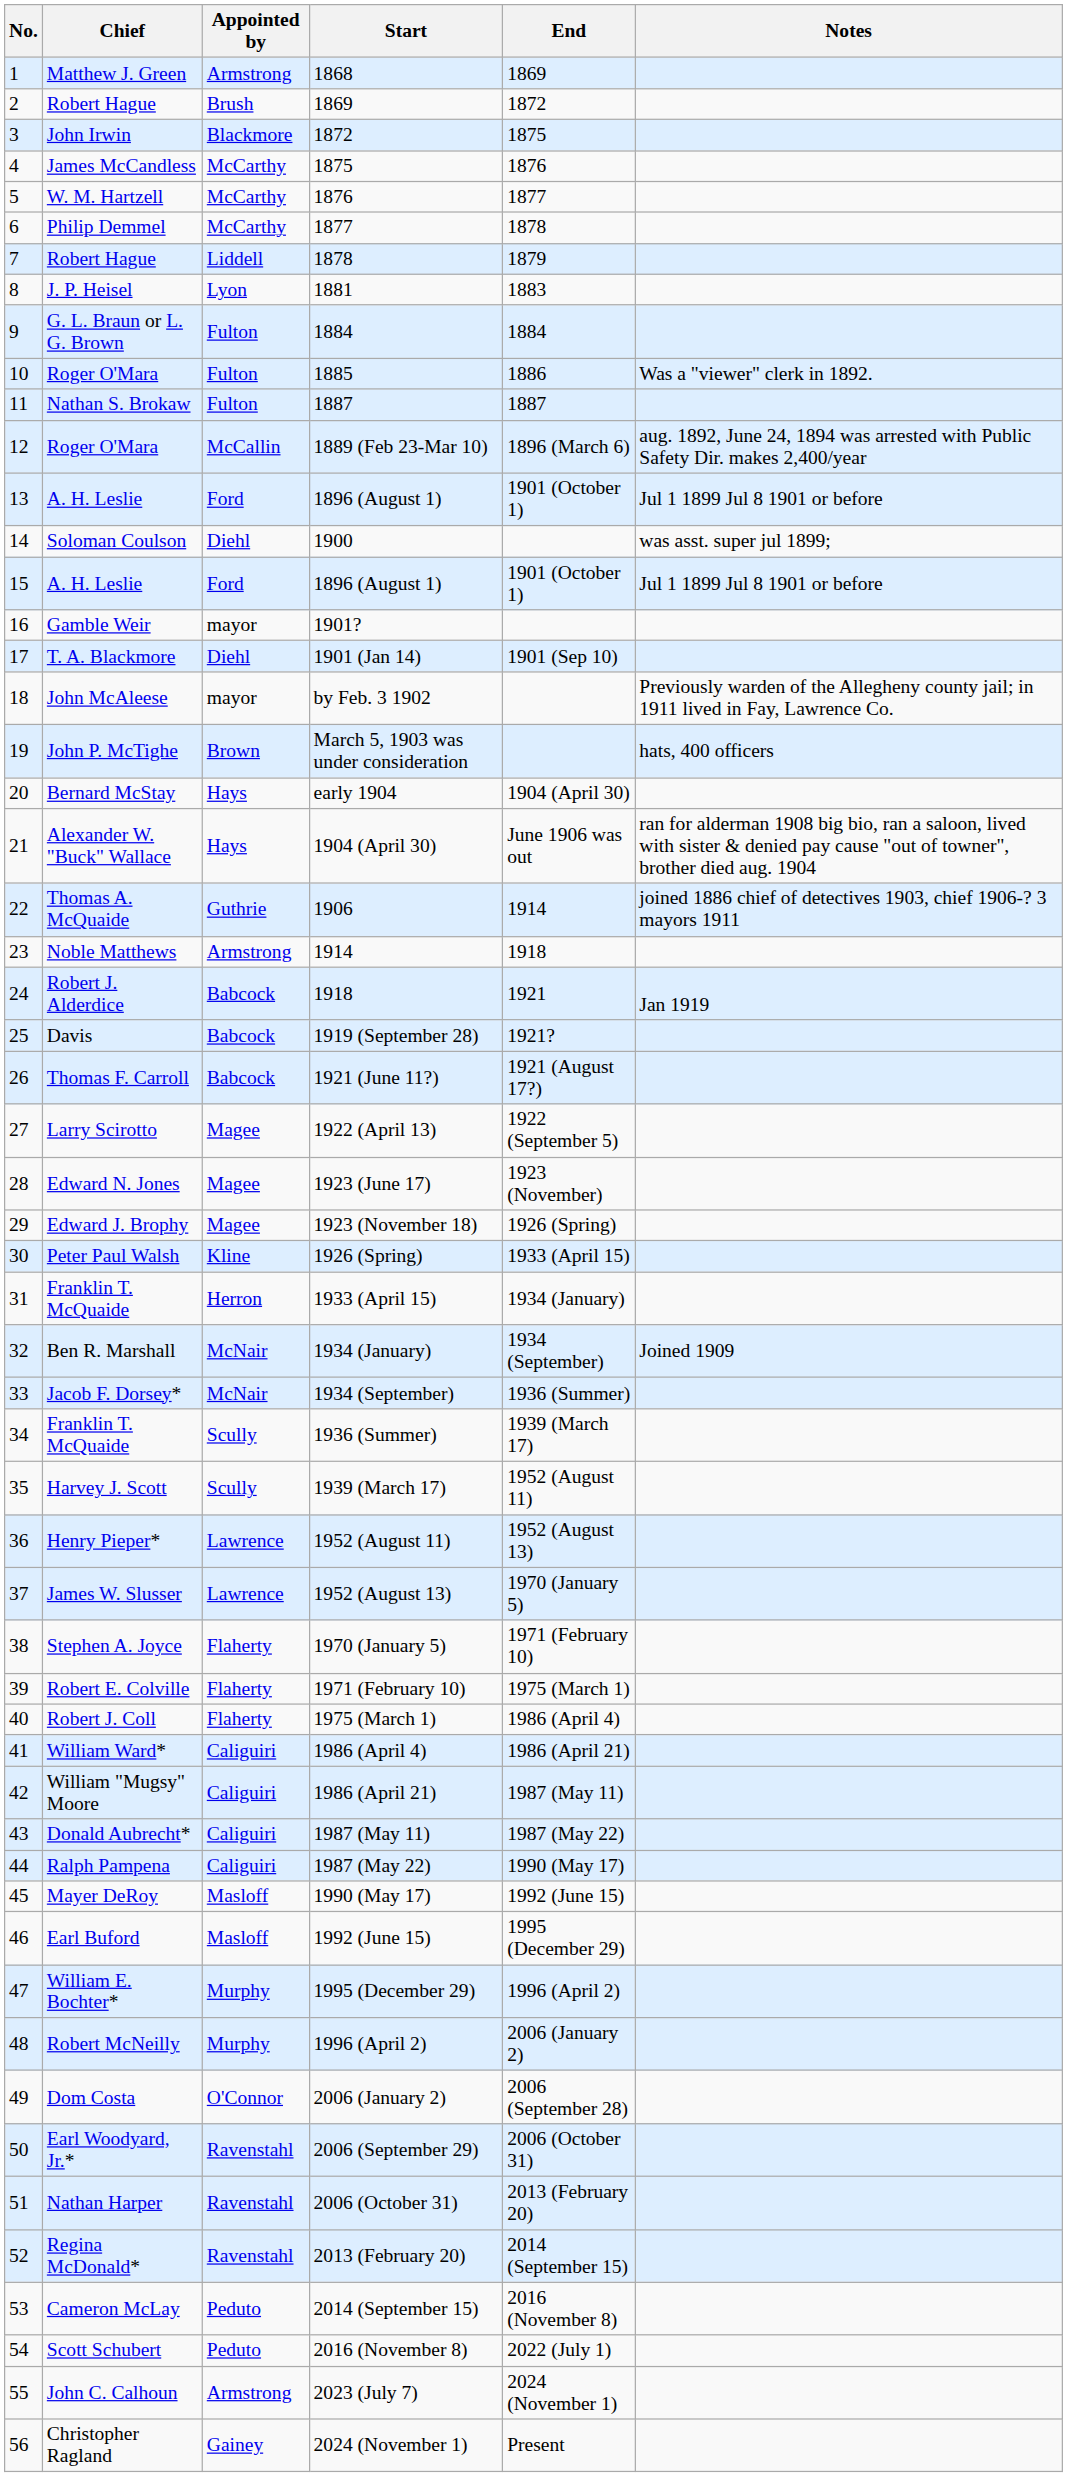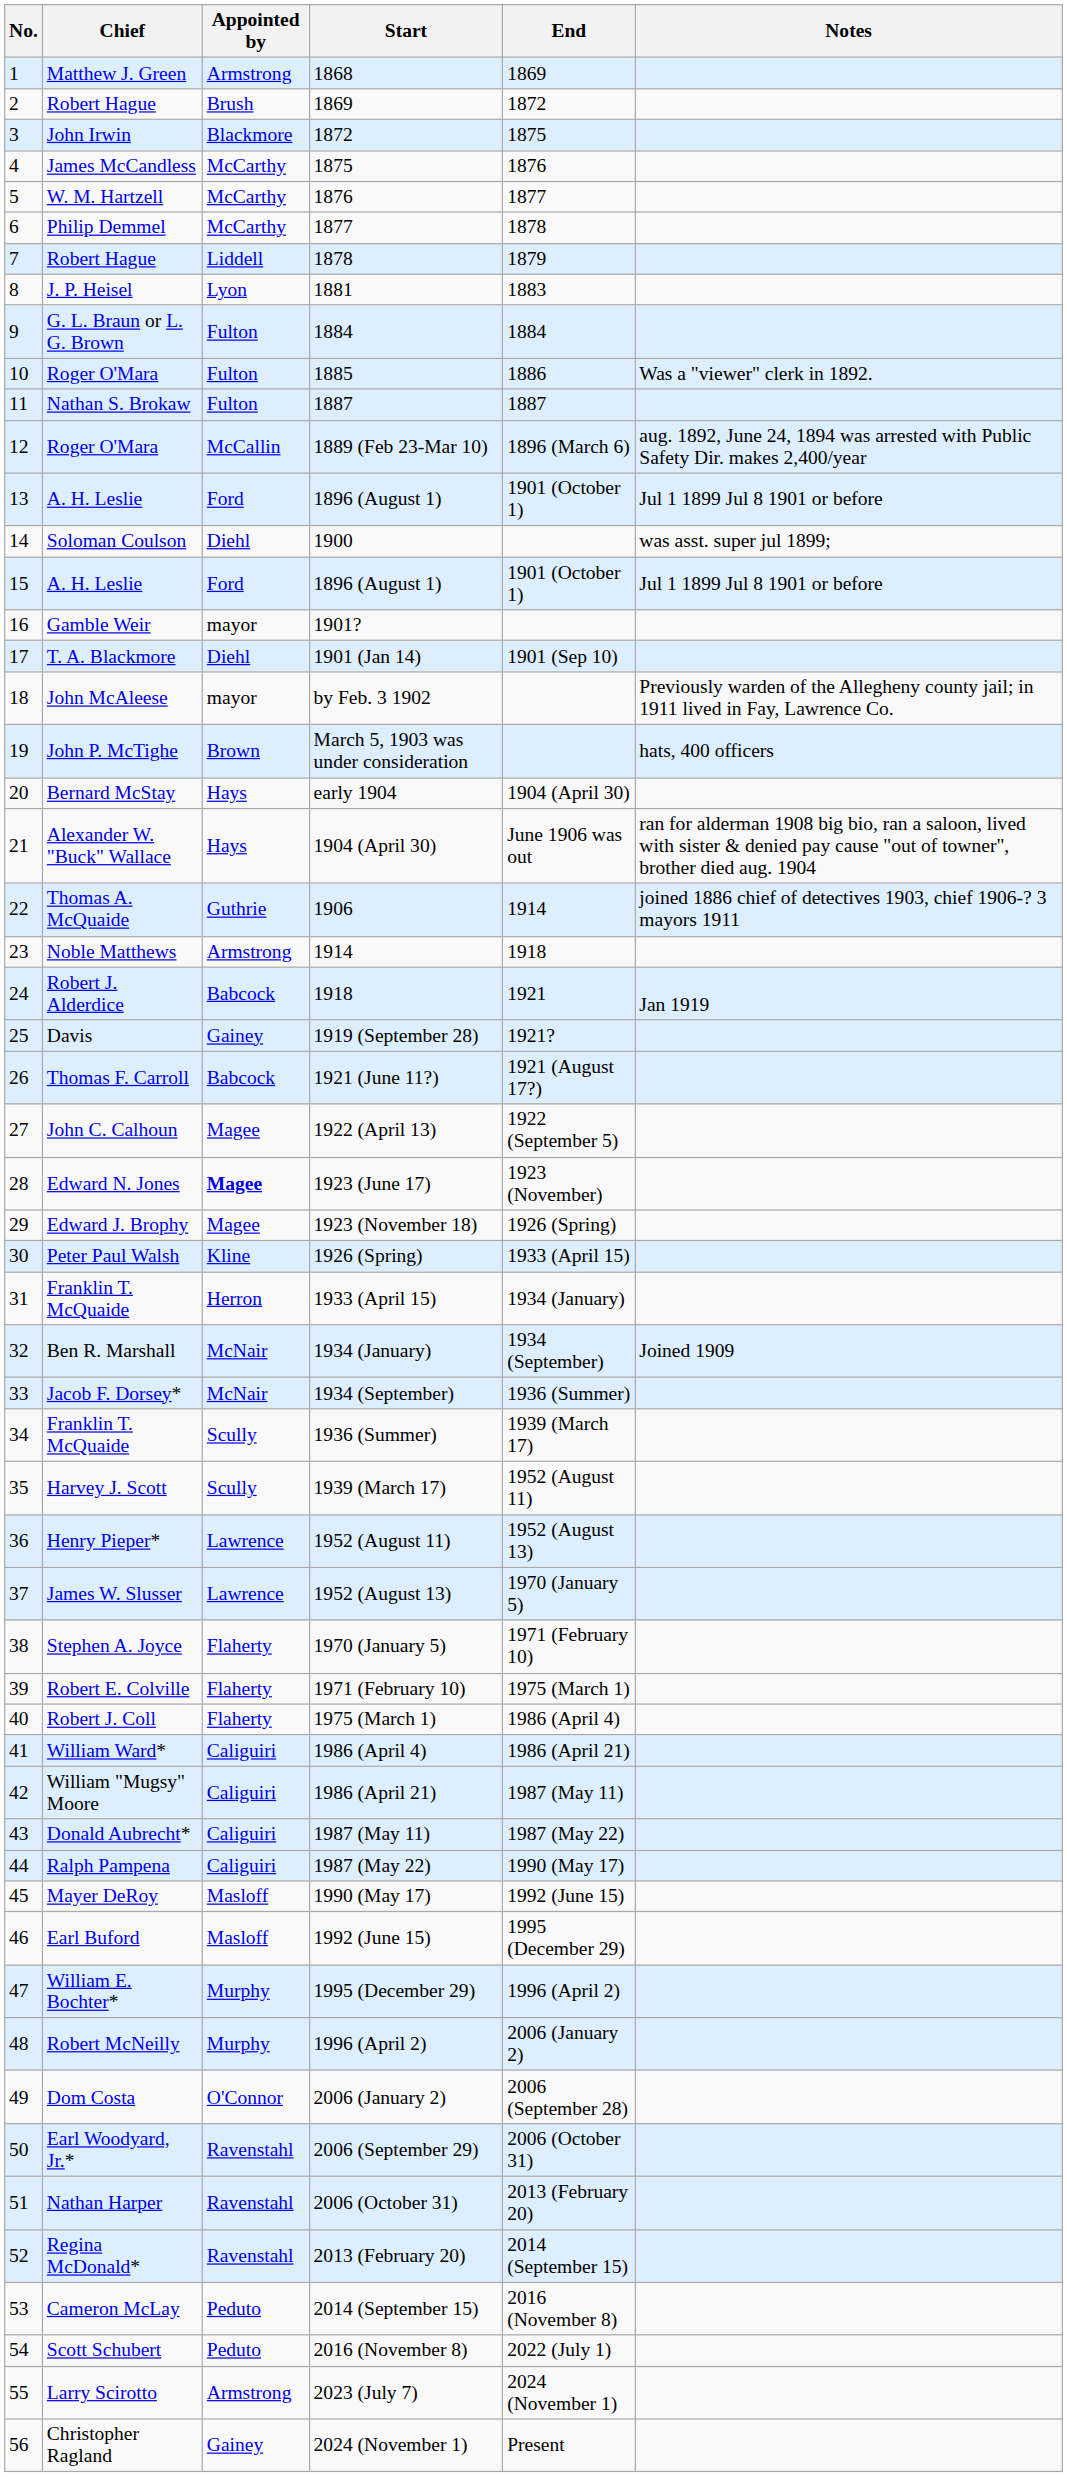(241, 1035) Babcock -> (235, 1035) Gainey
(102, 1130) Larry Scirotto -> (112, 1130) John C. Calhoun
(233, 1183) normal -> (234, 1183) bold
(112, 2392) John C. Calhoun -> (102, 2392) Larry Scirotto
